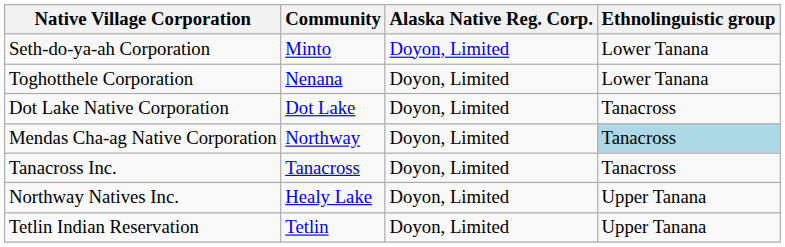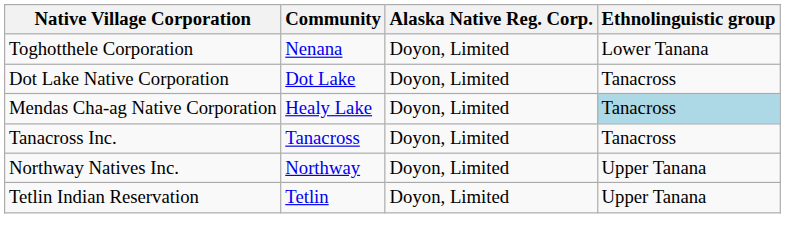- row: (109, 49)
(323, 138) Northway -> (329, 108) Healy Lake
(329, 197) Healy Lake -> (323, 167) Northway
